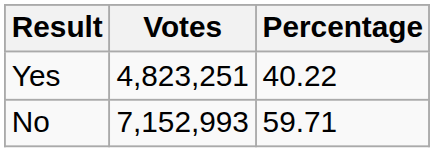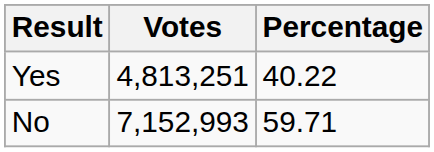(183, 75) 4,823,251 -> (183, 75) 4,813,251
